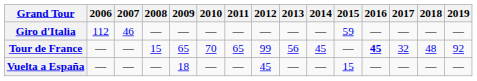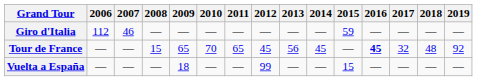(265, 48) 99 -> (265, 48) 45
(265, 66) 45 -> (265, 66) 99
